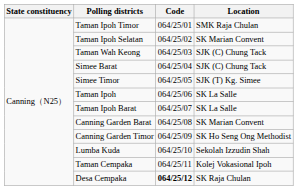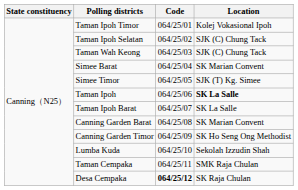(227, 24) SMK Raja Chulan -> (234, 24) Kolej Vokasional Ipoh
(230, 38) SK Marian Convent -> (231, 38) SJK (C) Chung Tack
(231, 66) SJK (C) Chung Tack -> (230, 66) SK Marian Convent
(216, 94) normal -> (217, 94) bold
(234, 164) Kolej Vokasional Ipoh -> (227, 164) SMK Raja Chulan
